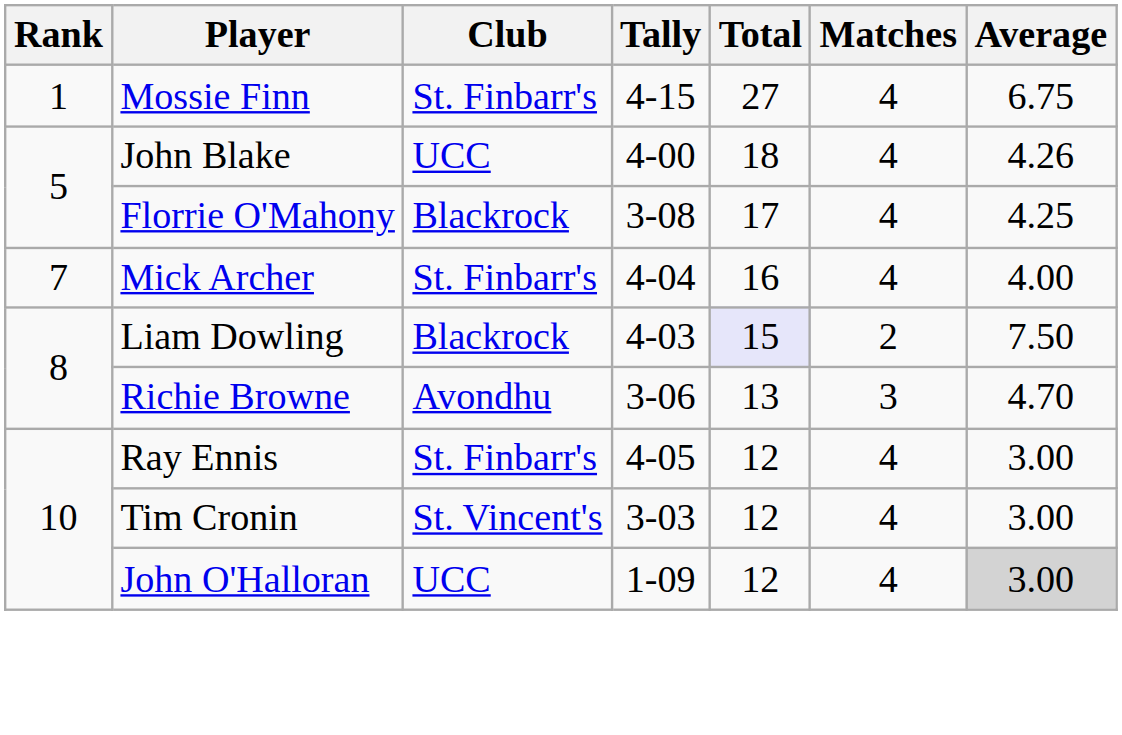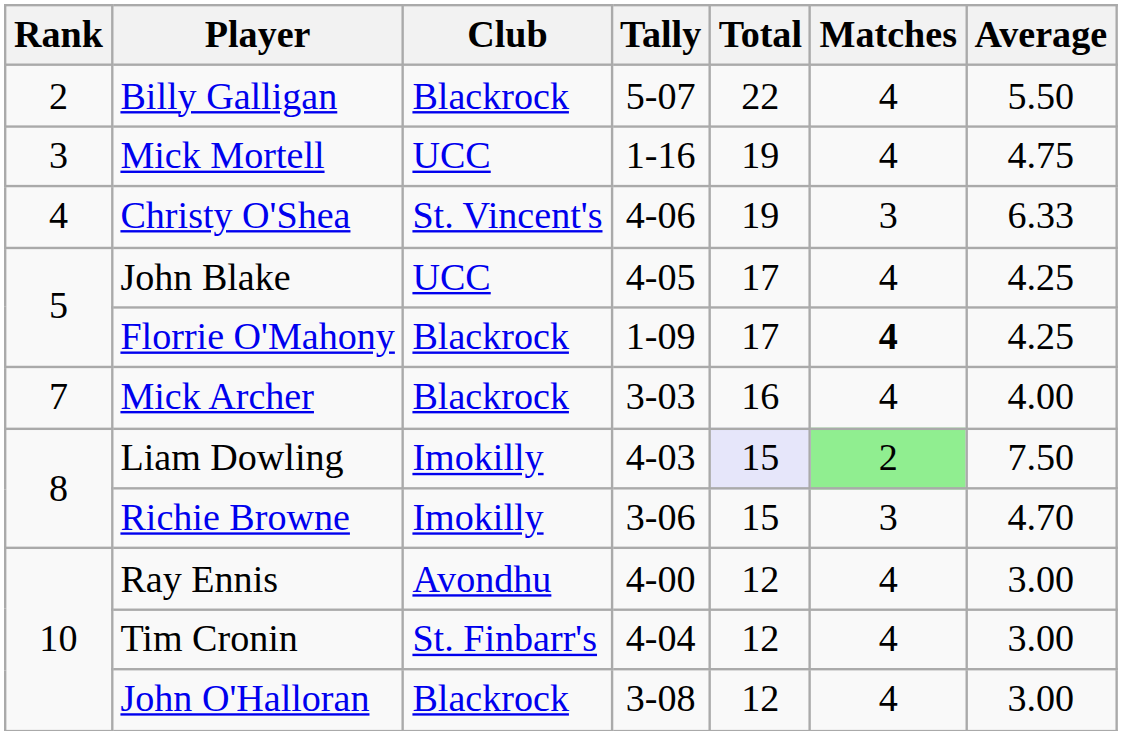- row: (215, 95)
+ row: (229, 95)
+ row: (222, 155)
+ row: (235, 215)
(661, 155) 4-00 -> (661, 276) 4-05
(760, 155) 18 -> (760, 276) 17
(1041, 155) 4.26 -> (1041, 276) 4.25
(661, 215) 3-08 -> (661, 336) 1-09
(888, 215) normal -> (888, 336) bold
(505, 276) St. Finbarr's -> (491, 397) Blackrock
(661, 276) 4-04 -> (661, 397) 3-03
(491, 336) Blackrock -> (478, 457) Imokilly
(888, 336) no background -> (888, 457) lightgreen background
(482, 397) Avondhu -> (478, 517) Imokilly
(760, 397) 13 -> (760, 517) 15
(505, 457) St. Finbarr's -> (482, 578) Avondhu
(661, 457) 4-05 -> (661, 578) 4-00
(507, 517) St. Vincent's -> (505, 638) St. Finbarr's
(661, 517) 3-03 -> (661, 638) 4-04
(452, 578) UCC -> (491, 699) Blackrock
(661, 578) 1-09 -> (661, 699) 3-08
(1041, 578) lightgrey background -> (1041, 699) no background
